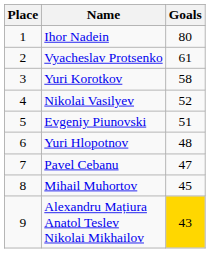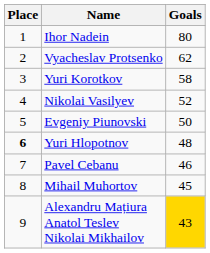(185, 57) 61 -> (185, 57) 62
(185, 121) 51 -> (185, 121) 50
(23, 143) normal -> (23, 143) bold
(185, 164) 47 -> (185, 164) 46
